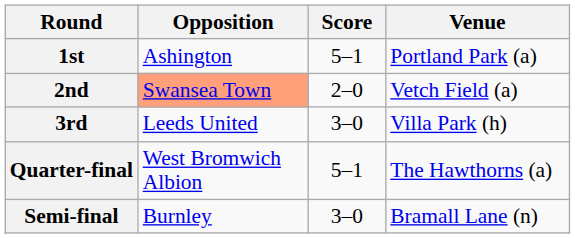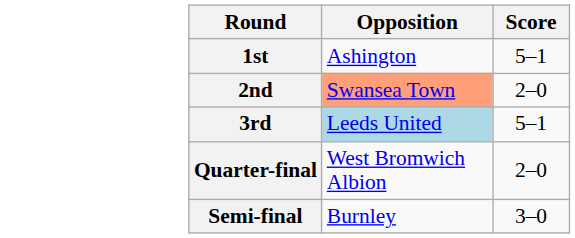- column: (477, 21)
(200, 123) no background -> (384, 123) lightblue background
(347, 123) 3–0 -> (531, 123) 5–1
(347, 170) 5–1 -> (531, 170) 2–0
